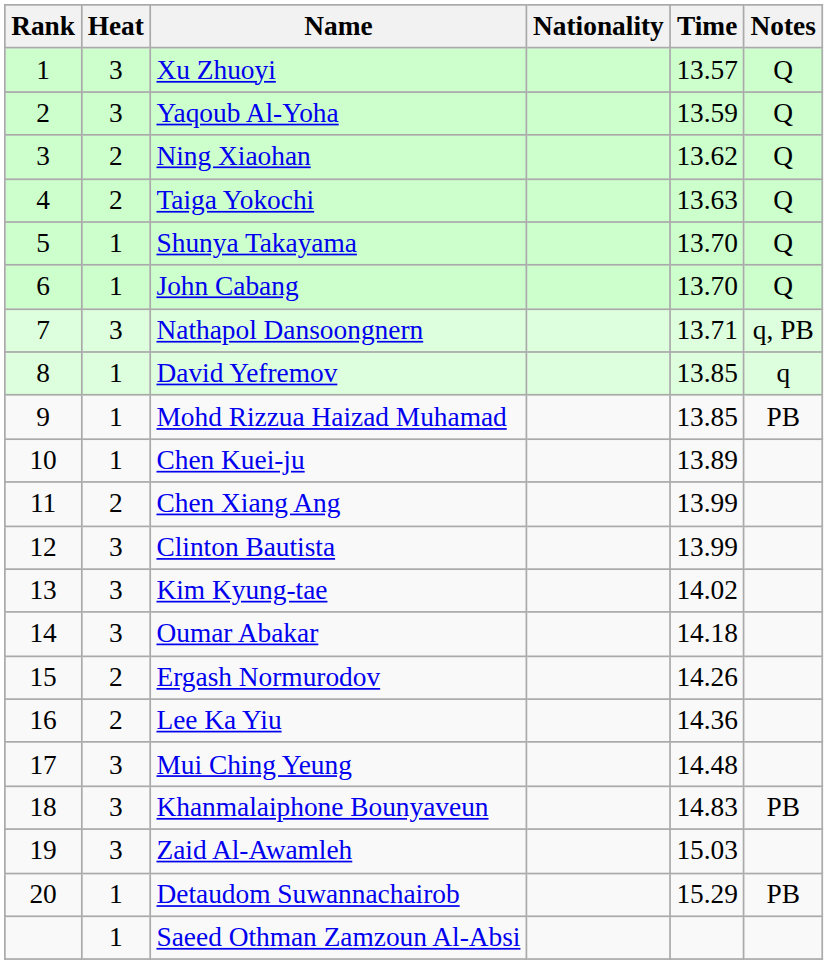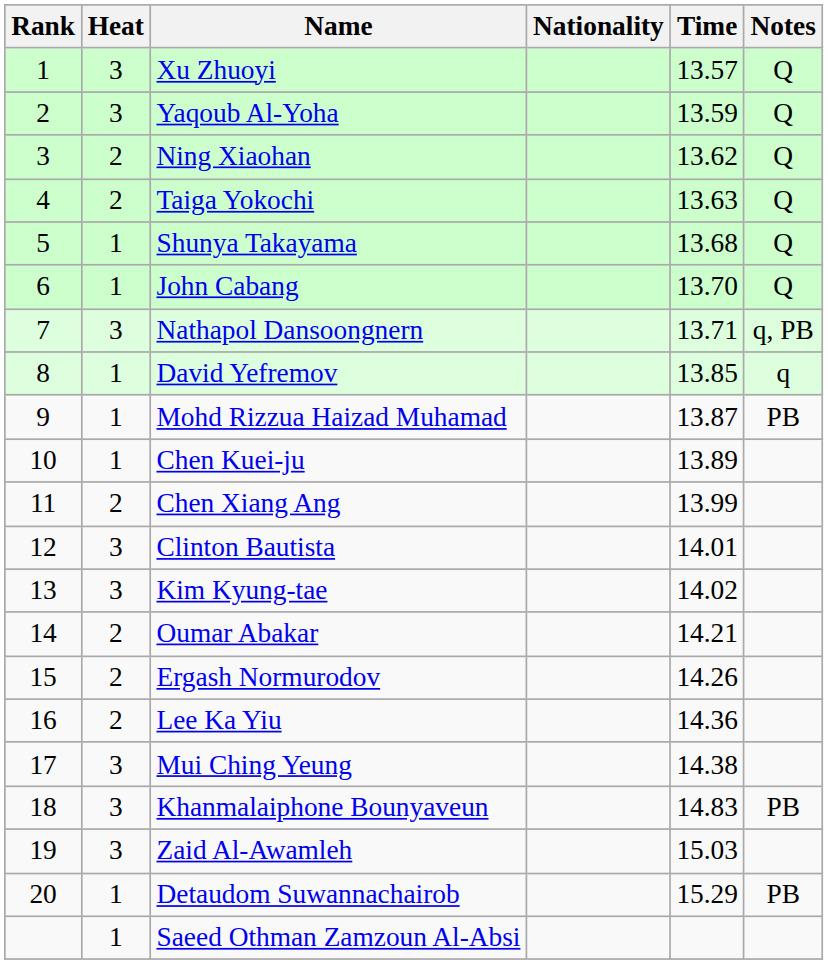(707, 243) 13.70 -> (707, 243) 13.68
(707, 416) 13.85 -> (707, 416) 13.87
(707, 546) 13.99 -> (707, 546) 14.01
(116, 633) 3 -> (116, 633) 2
(707, 633) 14.18 -> (707, 633) 14.21
(707, 763) 14.48 -> (707, 763) 14.38
